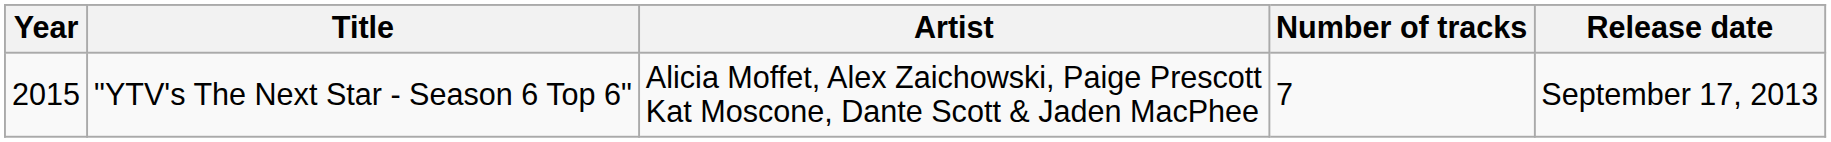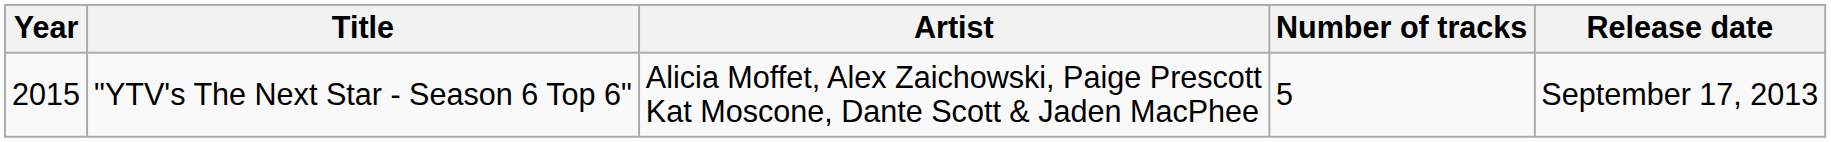(1284, 94) 7 -> (1284, 94) 5
